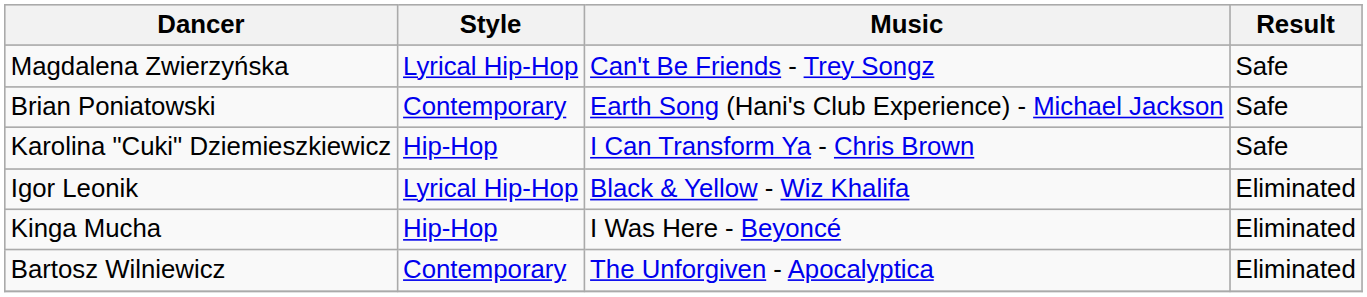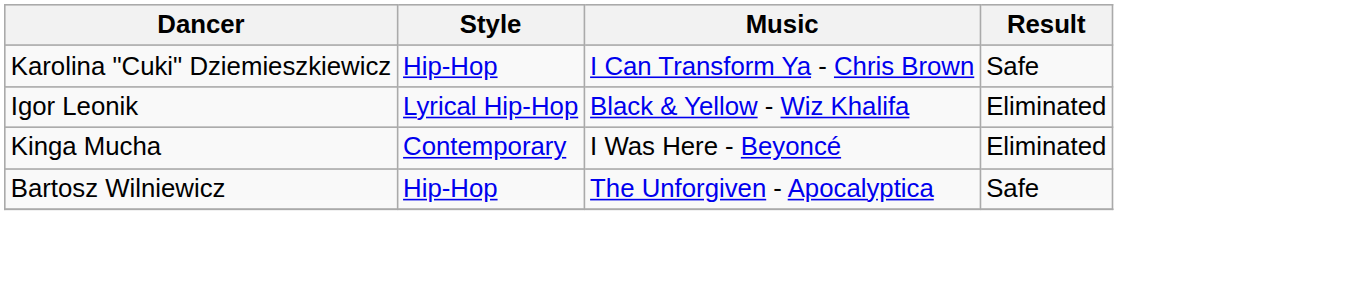- row: (150, 65)
- row: (113, 106)
(450, 229) Hip-Hop -> (485, 147) Contemporary
(485, 270) Contemporary -> (450, 188) Hip-Hop
(1296, 270) Eliminated -> (1013, 188) Safe
